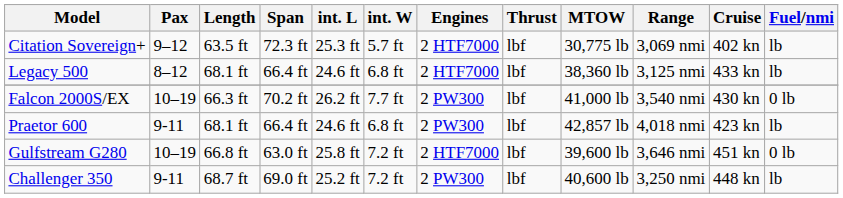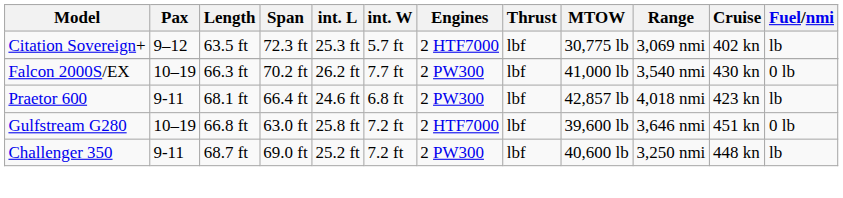- row: (48, 71)
